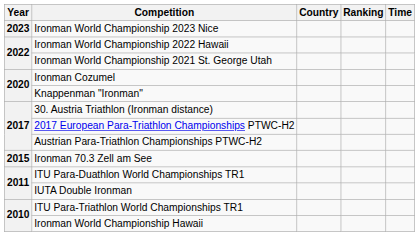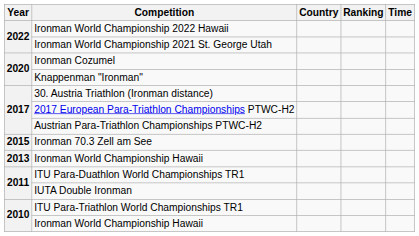- row: (18, 28)
+ row: (18, 158)
